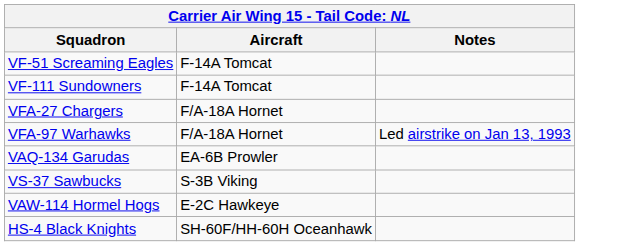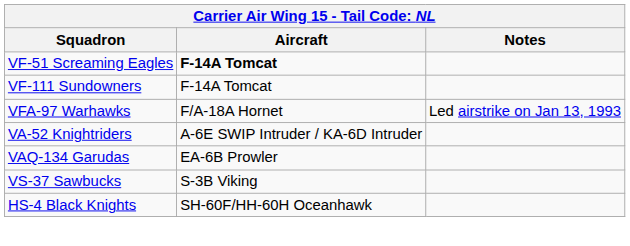(226, 63) normal -> (229, 63) bold
- row: (65, 110)
+ row: (70, 134)
- row: (84, 205)
